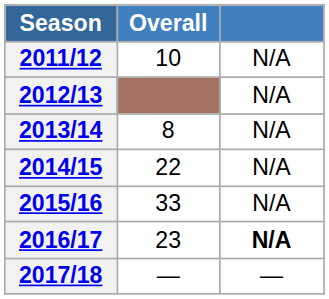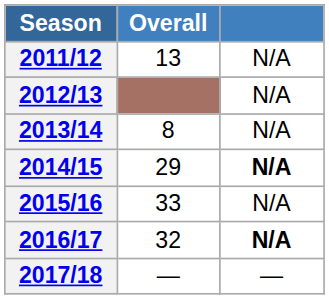(168, 59) 10 -> (168, 59) 13
(168, 167) 22 -> (168, 167) 29
(272, 167) normal -> (272, 167) bold
(168, 239) 23 -> (168, 239) 32
